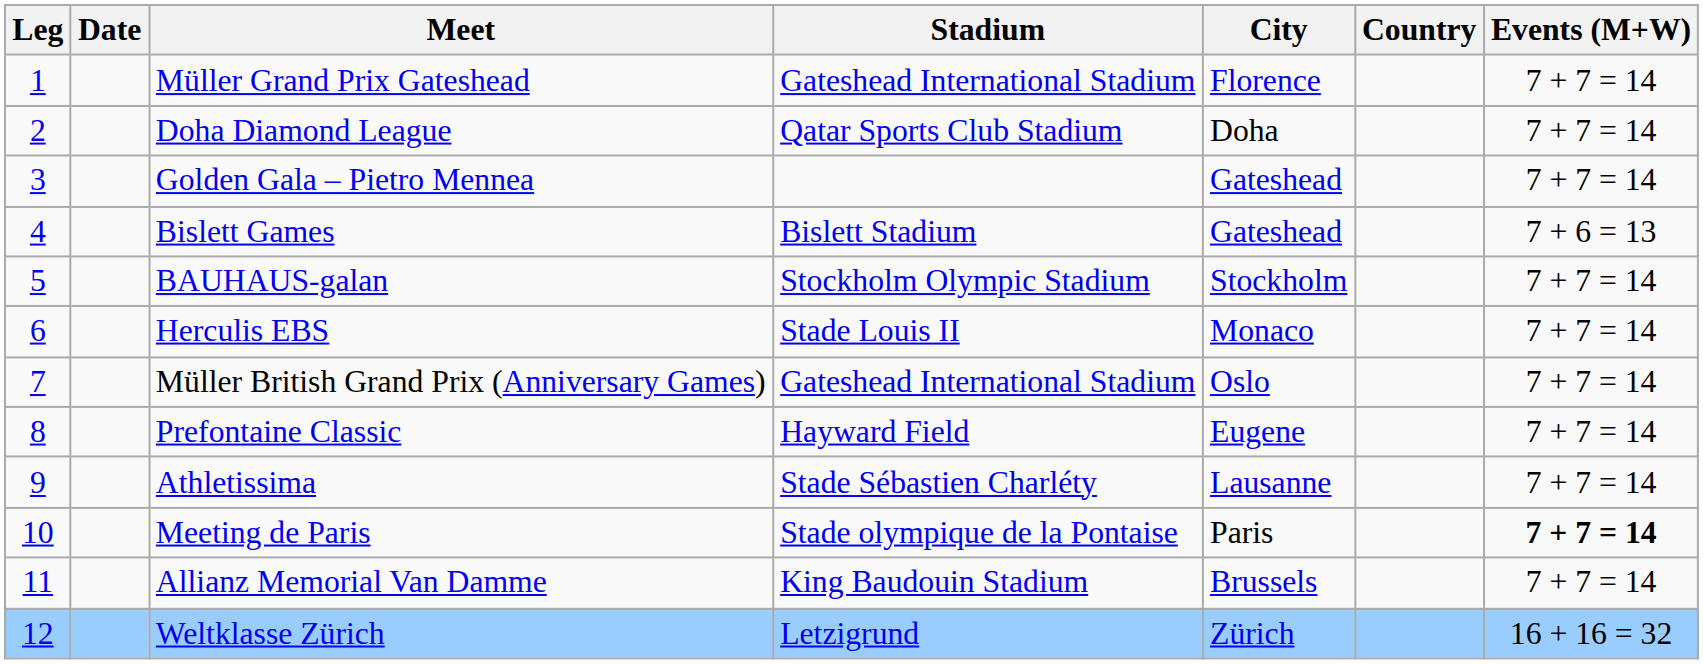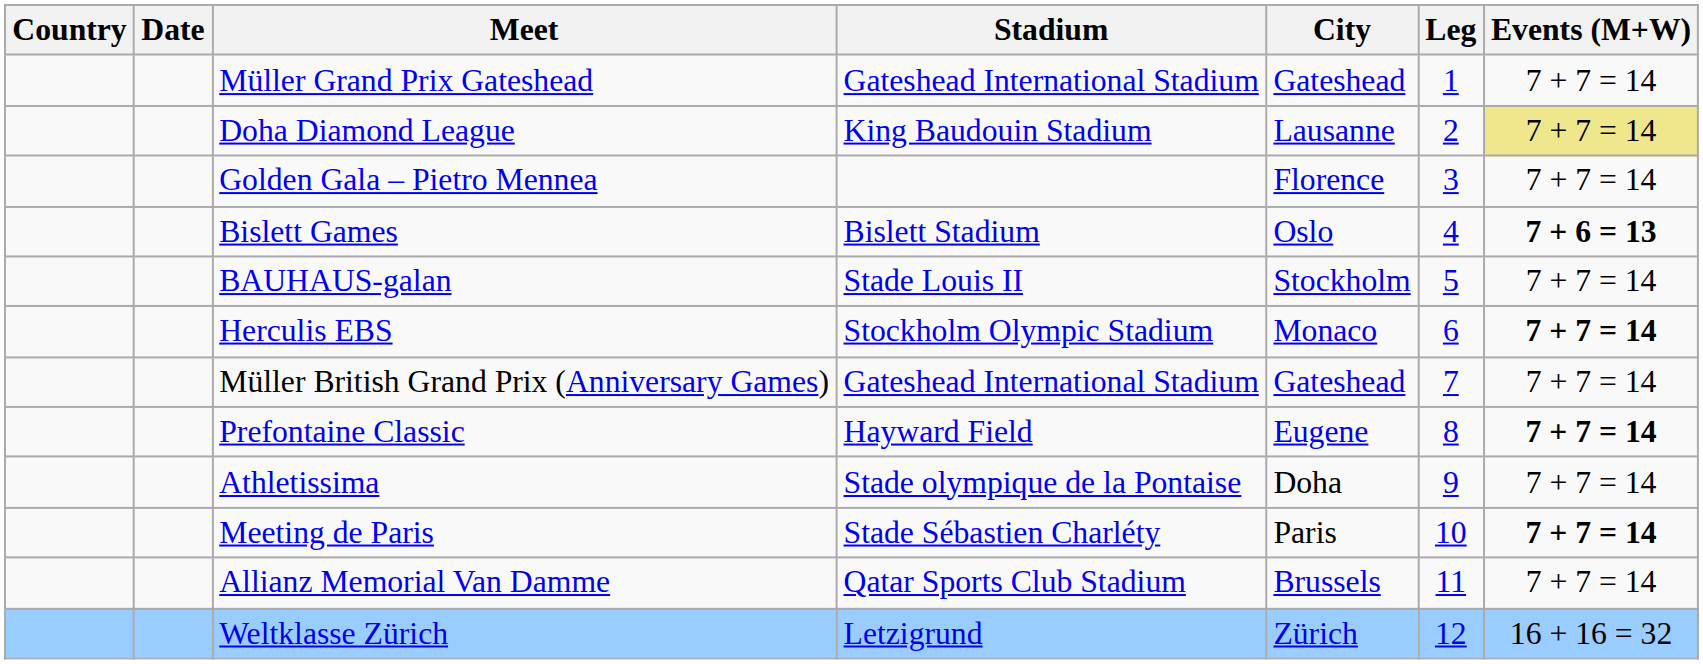columns swapped: (38, 29) <-> (1419, 29)
(1265, 79) Florence -> (1339, 79) Gateshead
(951, 130) Qatar Sports Club Stadium -> (998, 130) King Baudouin Stadium
(1244, 130) Doha -> (1334, 130) Lausanne
(1591, 130) no background -> (1591, 130) khaki background
(1276, 180) Gateshead -> (1329, 180) Florence
(1276, 230) Gateshead -> (1303, 230) Oslo
(1591, 230) normal -> (1591, 230) bold
(965, 280) Stockholm Olympic Stadium -> (933, 280) Stade Louis II
(870, 331) Stade Louis II -> (1028, 331) Stockholm Olympic Stadium
(1591, 331) normal -> (1591, 331) bold
(1240, 381) Oslo -> (1339, 381) Gateshead
(1591, 431) normal -> (1591, 431) bold
(939, 481) Stade Sébastien Charléty -> (1042, 481) Stade olympique de la Pontaise
(1271, 481) Lausanne -> (1308, 481) Doha
(979, 532) Stade olympique de la Pontaise -> (1002, 532) Stade Sébastien Charléty
(934, 582) King Baudouin Stadium -> (1015, 582) Qatar Sports Club Stadium
